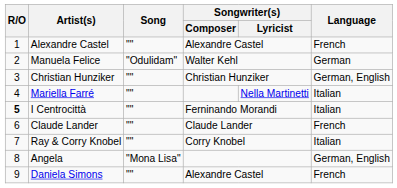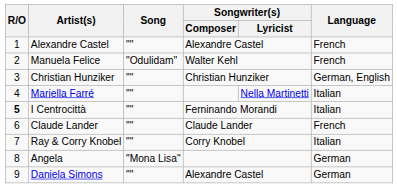(332, 61) German -> (330, 61) French
(352, 158) German, English -> (332, 158) German
(330, 175) French -> (332, 175) German
